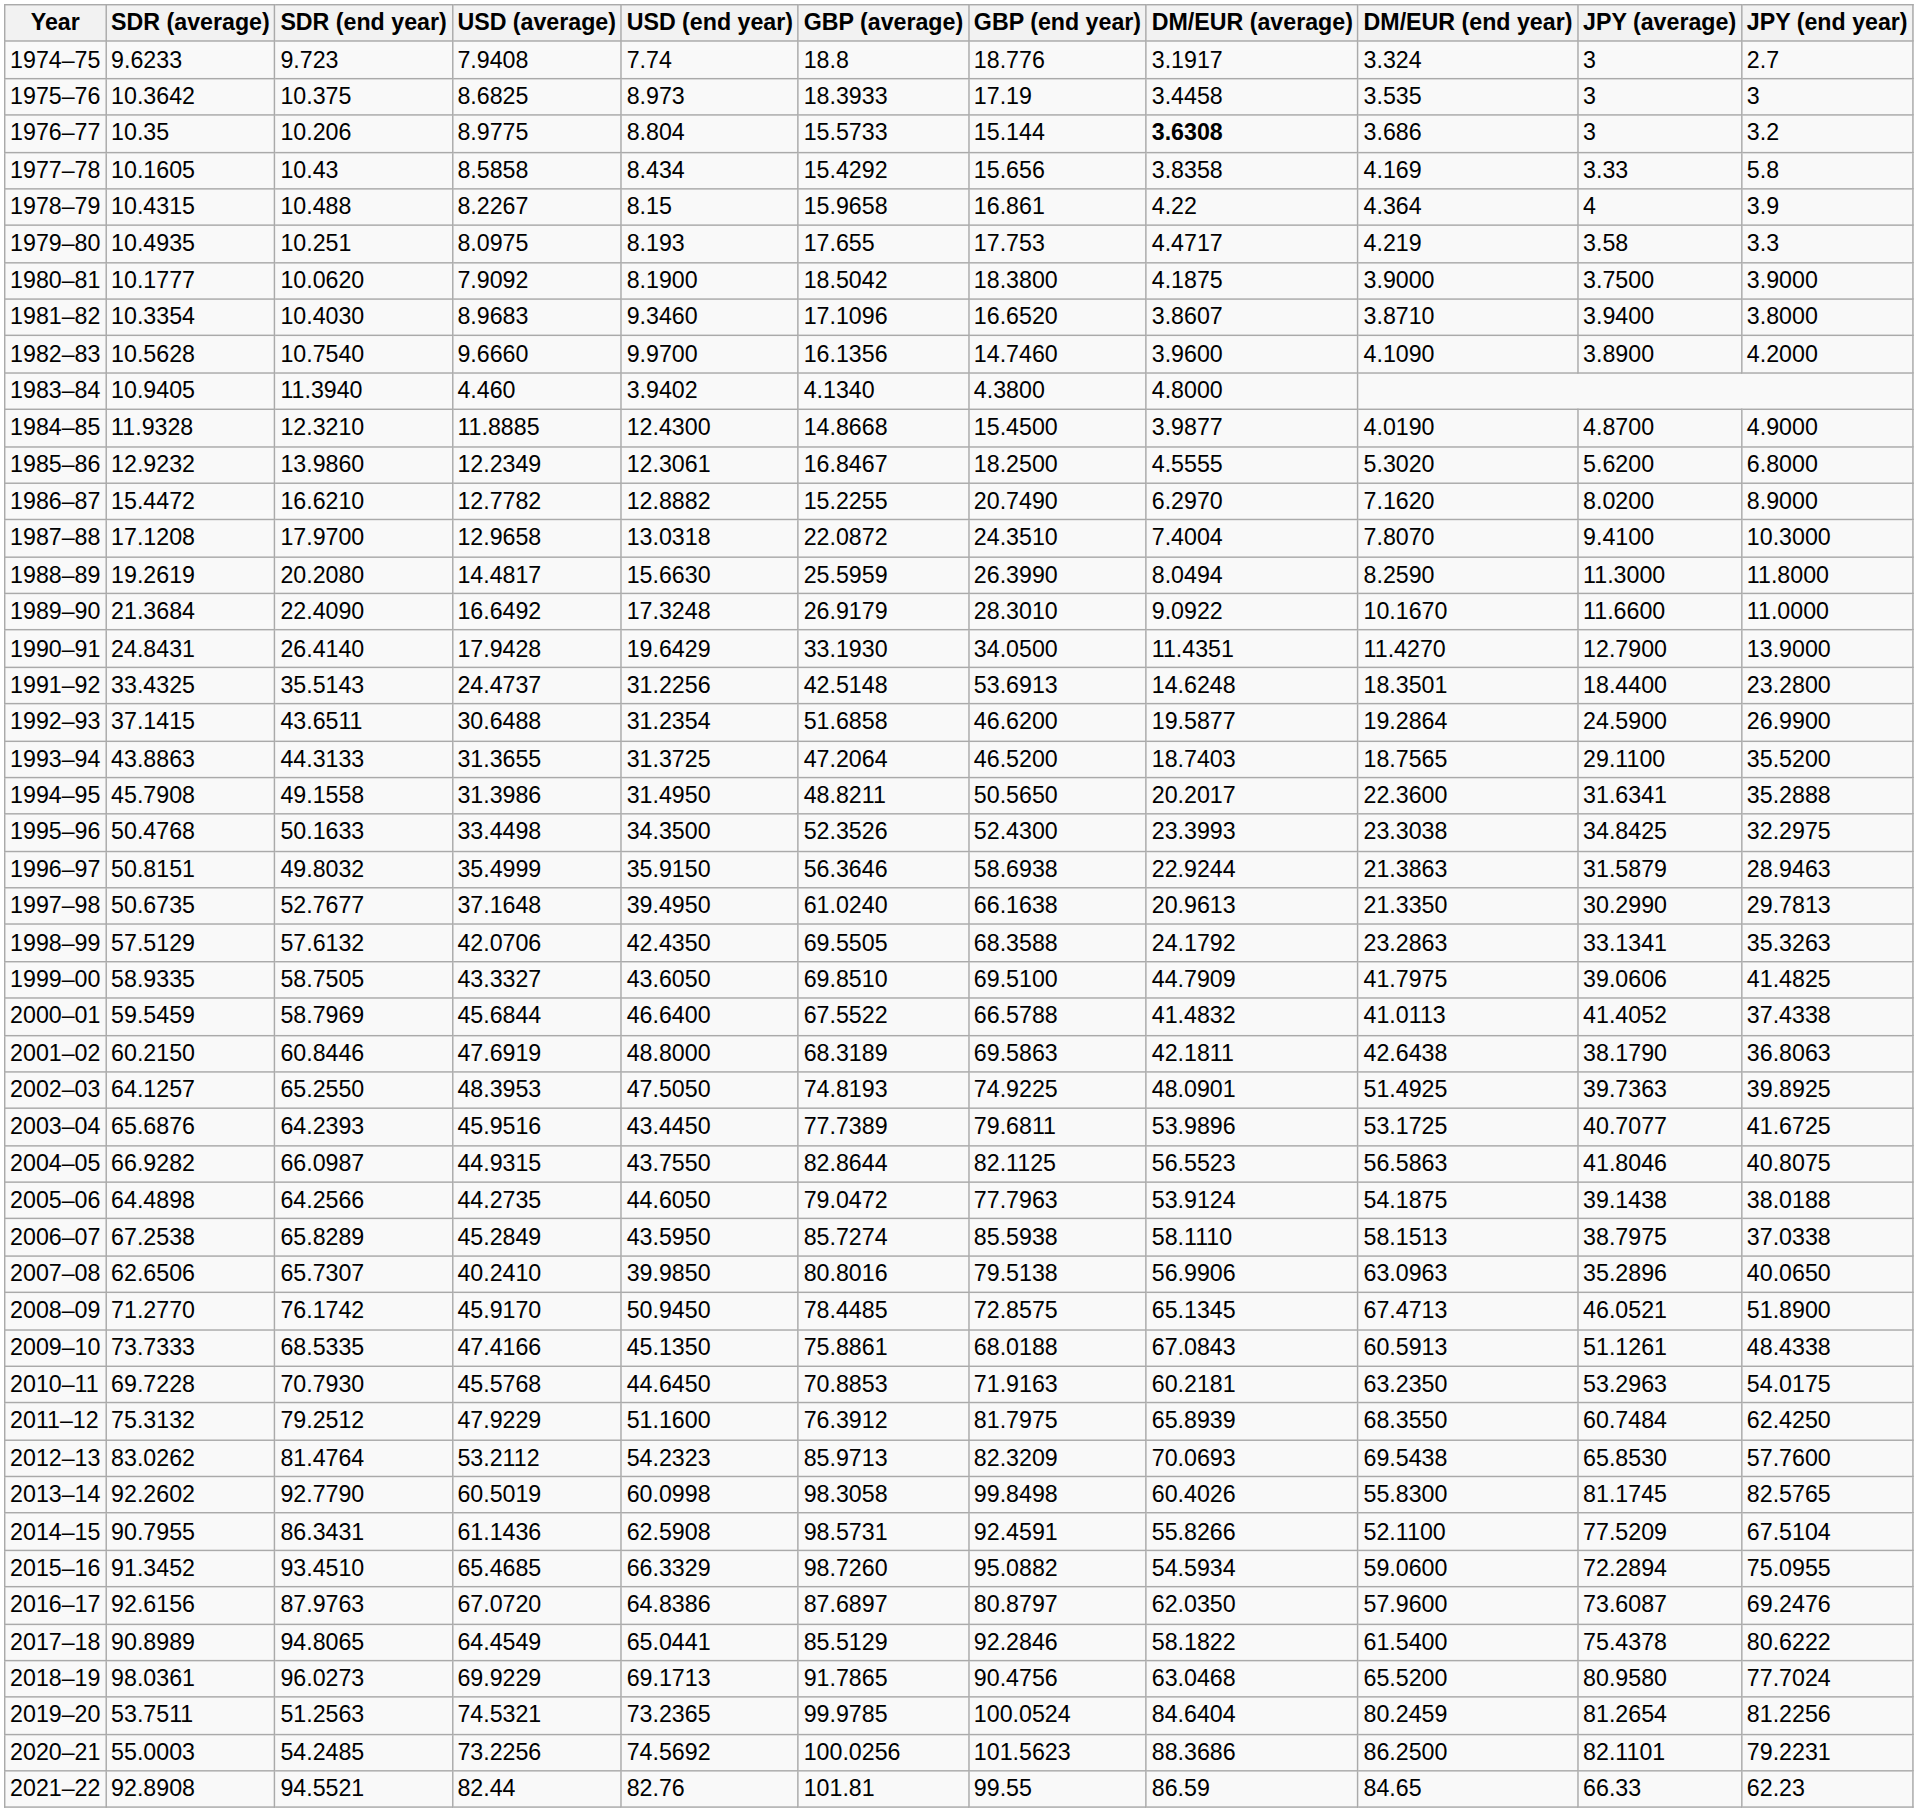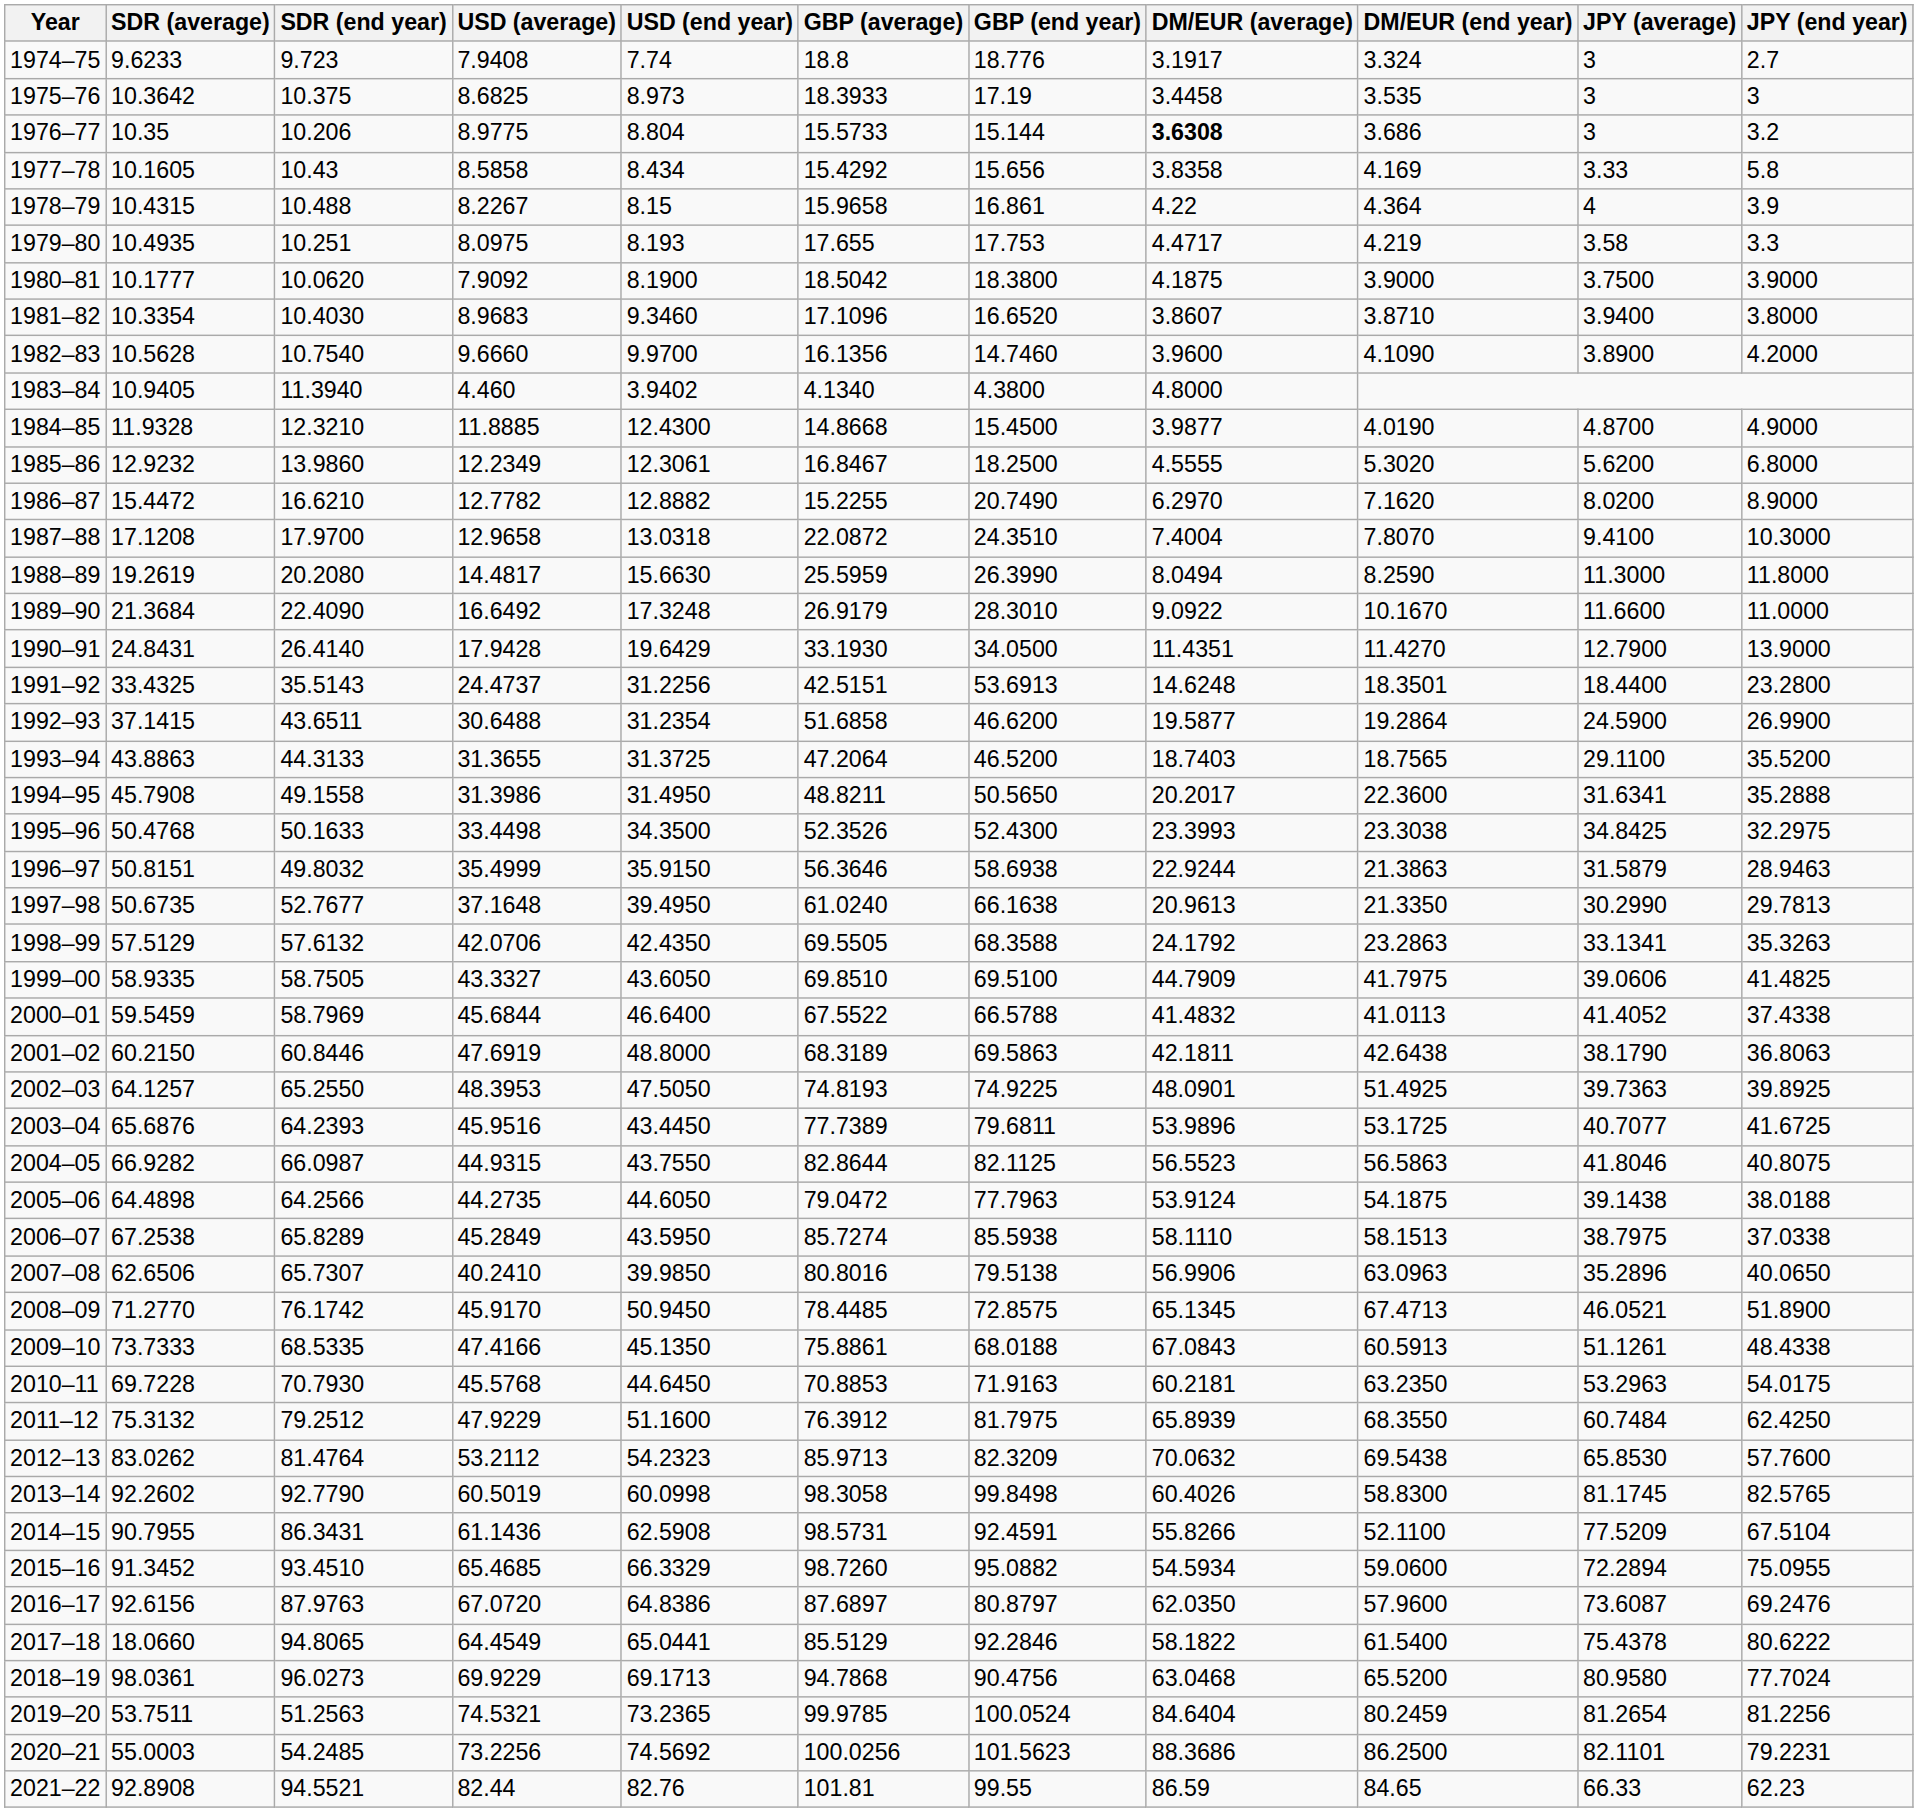(846, 685) 42.5148 -> (846, 685) 42.5151
(1194, 1457) 70.0693 -> (1194, 1457) 70.0632
(1405, 1494) 55.8300 -> (1405, 1494) 58.8300
(153, 1641) 90.8989 -> (153, 1641) 18.0660
(846, 1678) 91.7865 -> (846, 1678) 94.7868
